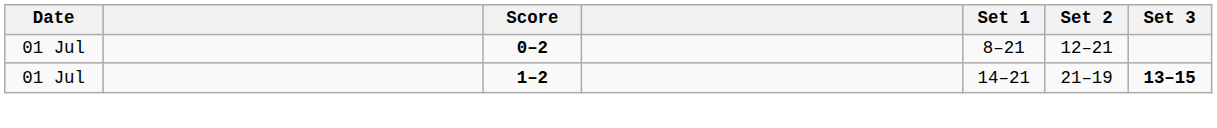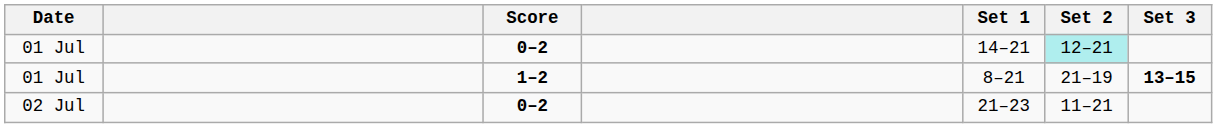(1004, 48) 8–21 -> (1004, 48) 14–21
(1087, 48) no background -> (1087, 48) paleturquoise background
(1004, 78) 14–21 -> (1004, 78) 8–21
+ row: (54, 107)
